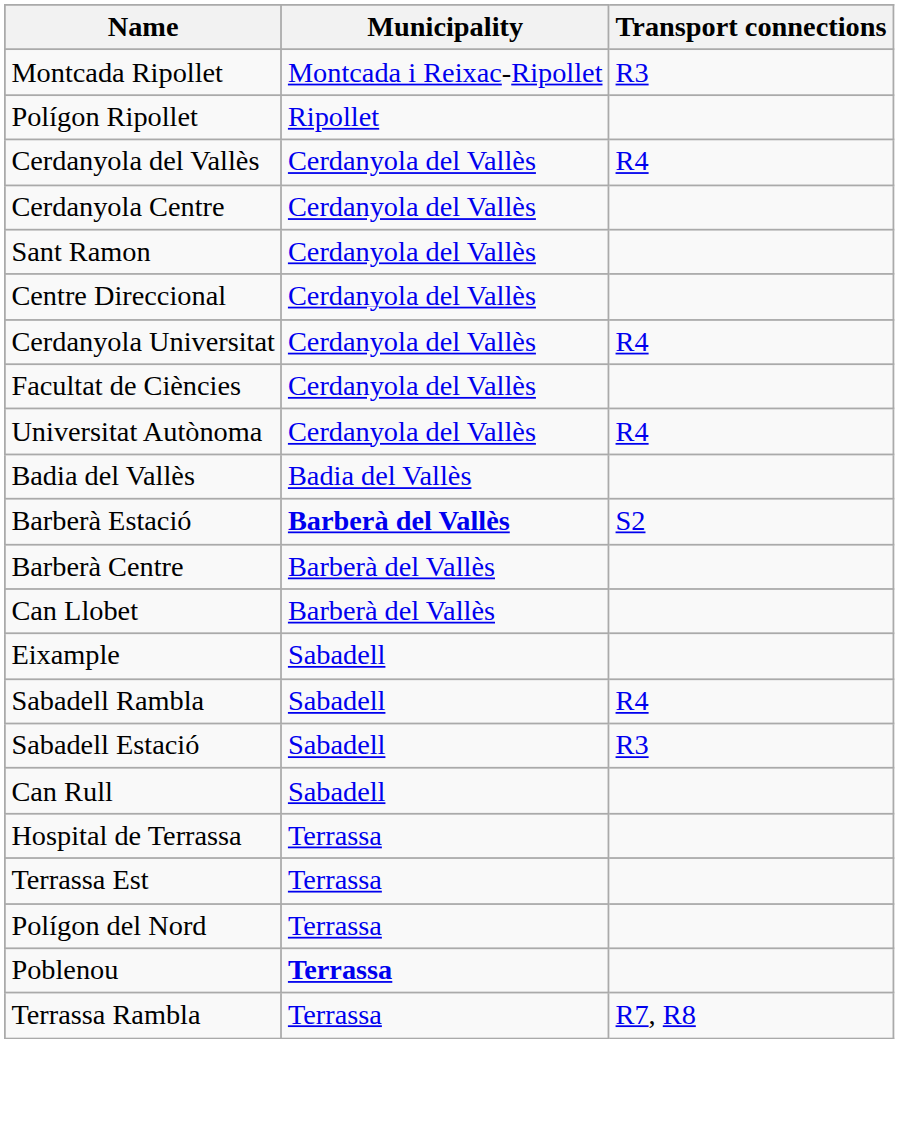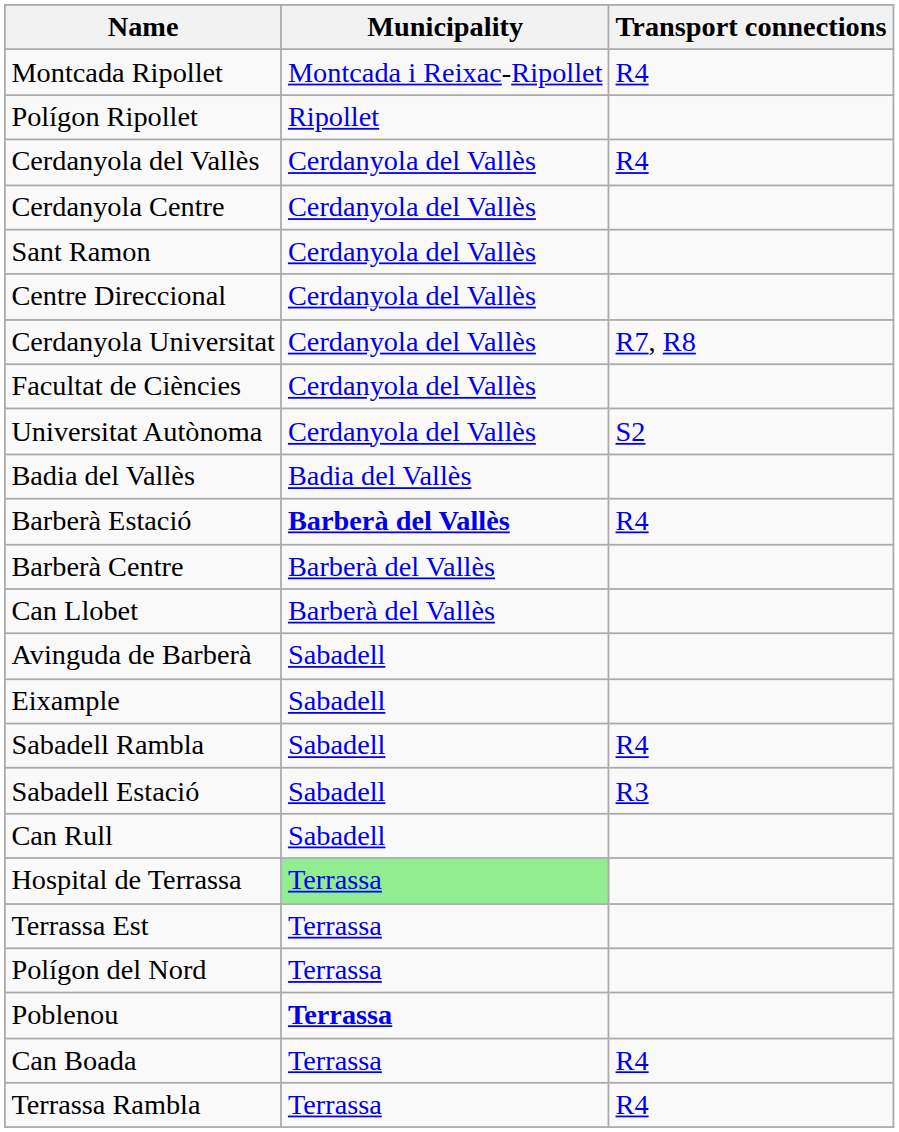(632, 71) R3 -> (632, 71) R4
(632, 341) R4 -> (656, 341) R7, R8
(632, 431) R4 -> (631, 431) S2
(631, 521) S2 -> (632, 521) R4
+ row: (131, 655)
(335, 835) no background -> (335, 880) lightgreen background
+ row: (74, 1059)
(656, 1015) R7, R8 -> (632, 1104) R4
